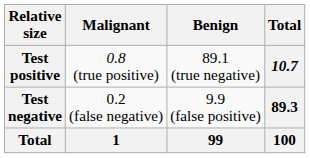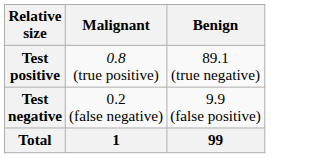- column: (285, 25)
